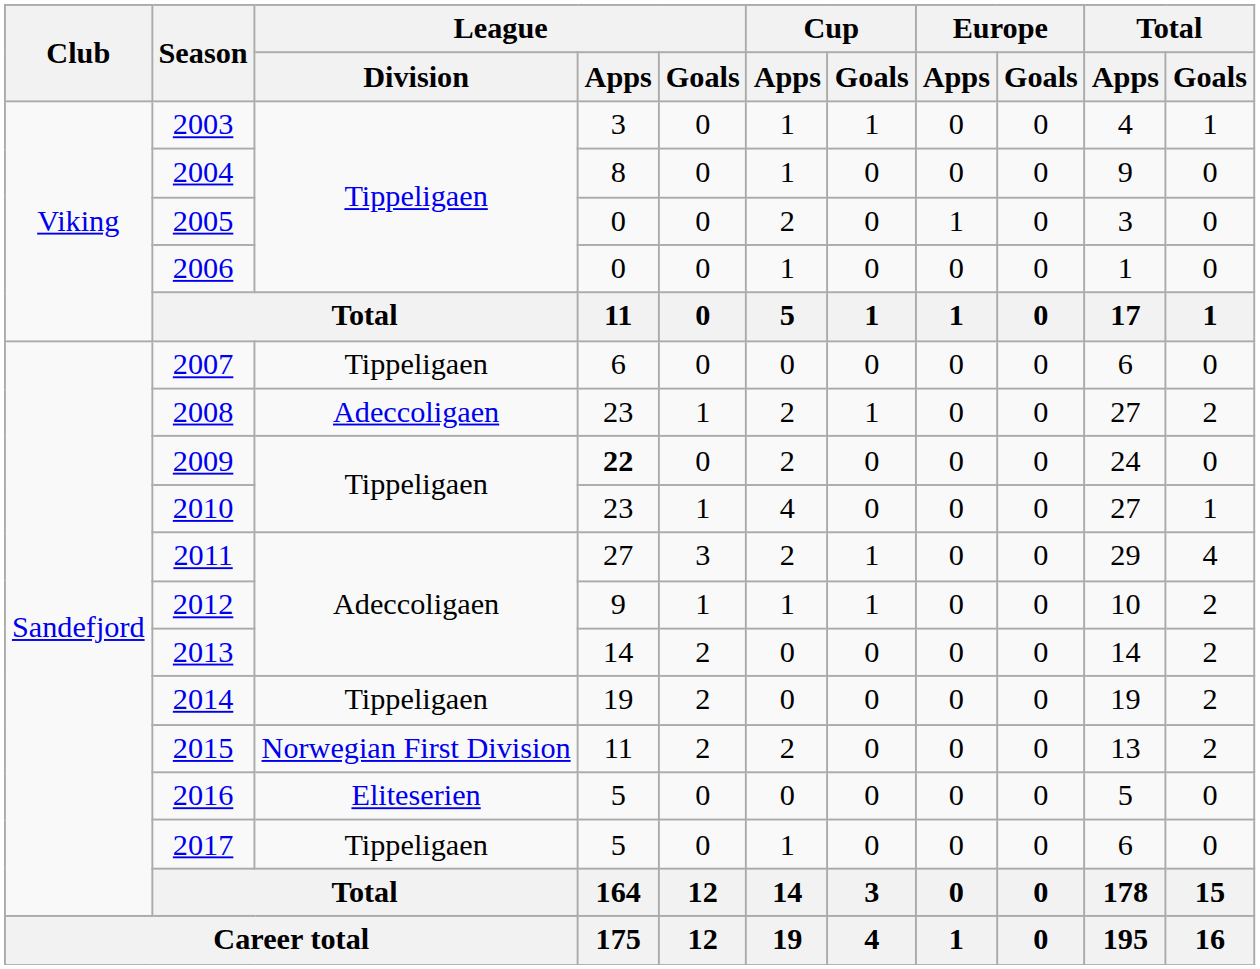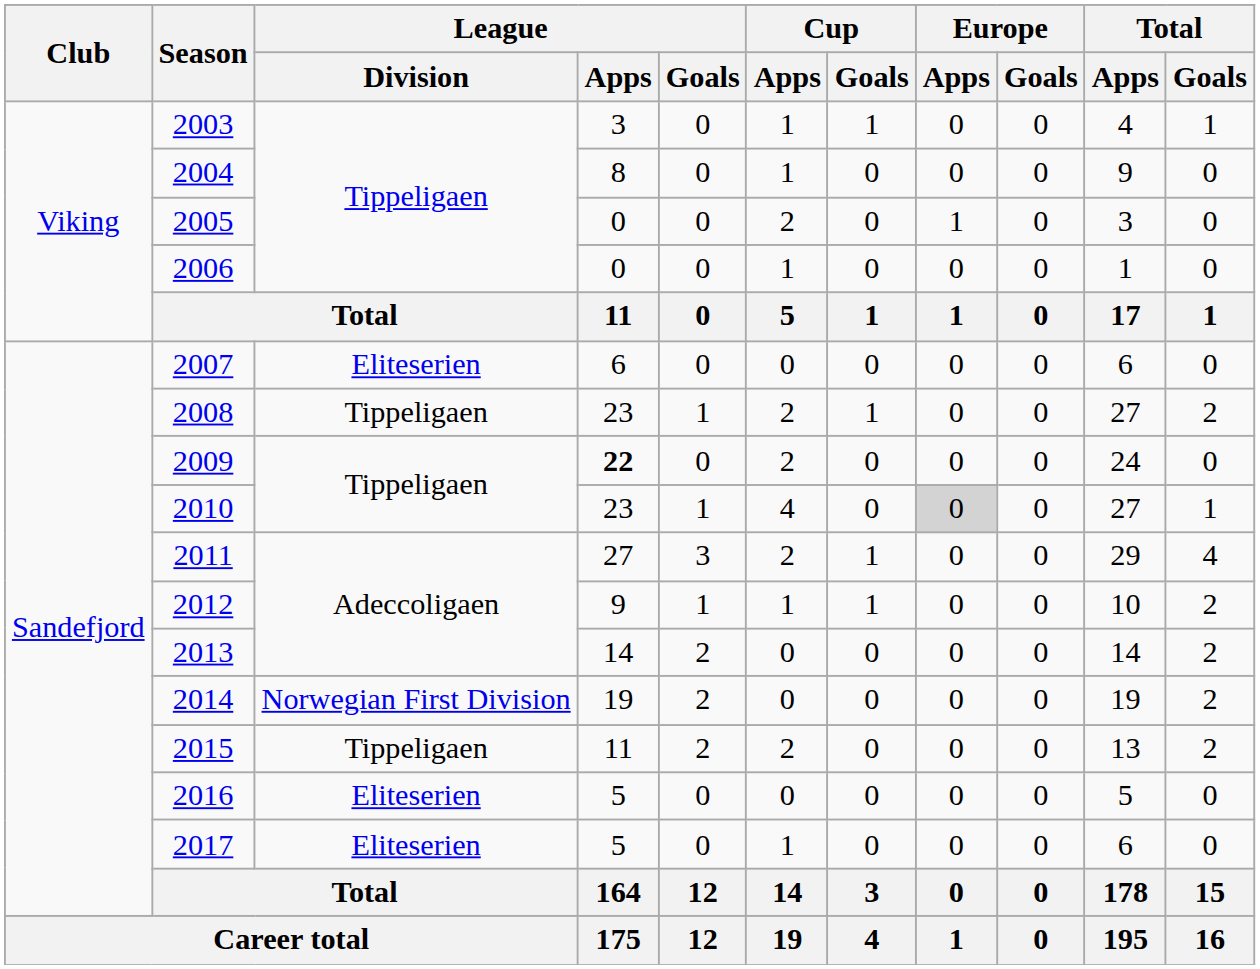(416, 364) Tippeligaen -> (416, 364) Eliteserien
(416, 412) Adeccoligaen -> (416, 412) Tippeligaen
(956, 508) no background -> (956, 508) lightgrey background
(416, 699) Tippeligaen -> (416, 699) Norwegian First Division
(416, 747) Norwegian First Division -> (416, 747) Tippeligaen
(416, 843) Tippeligaen -> (416, 843) Eliteserien
